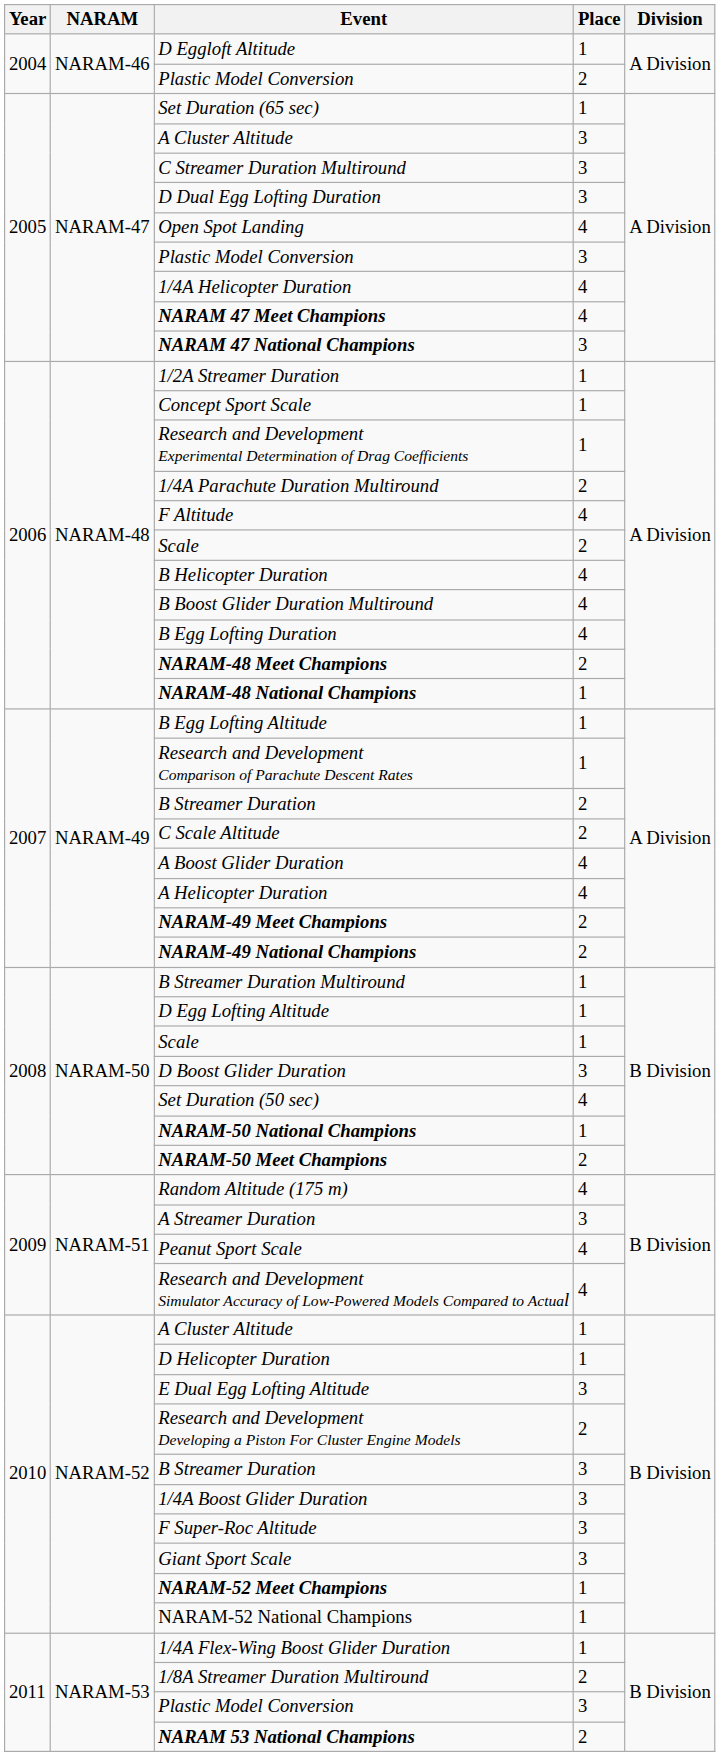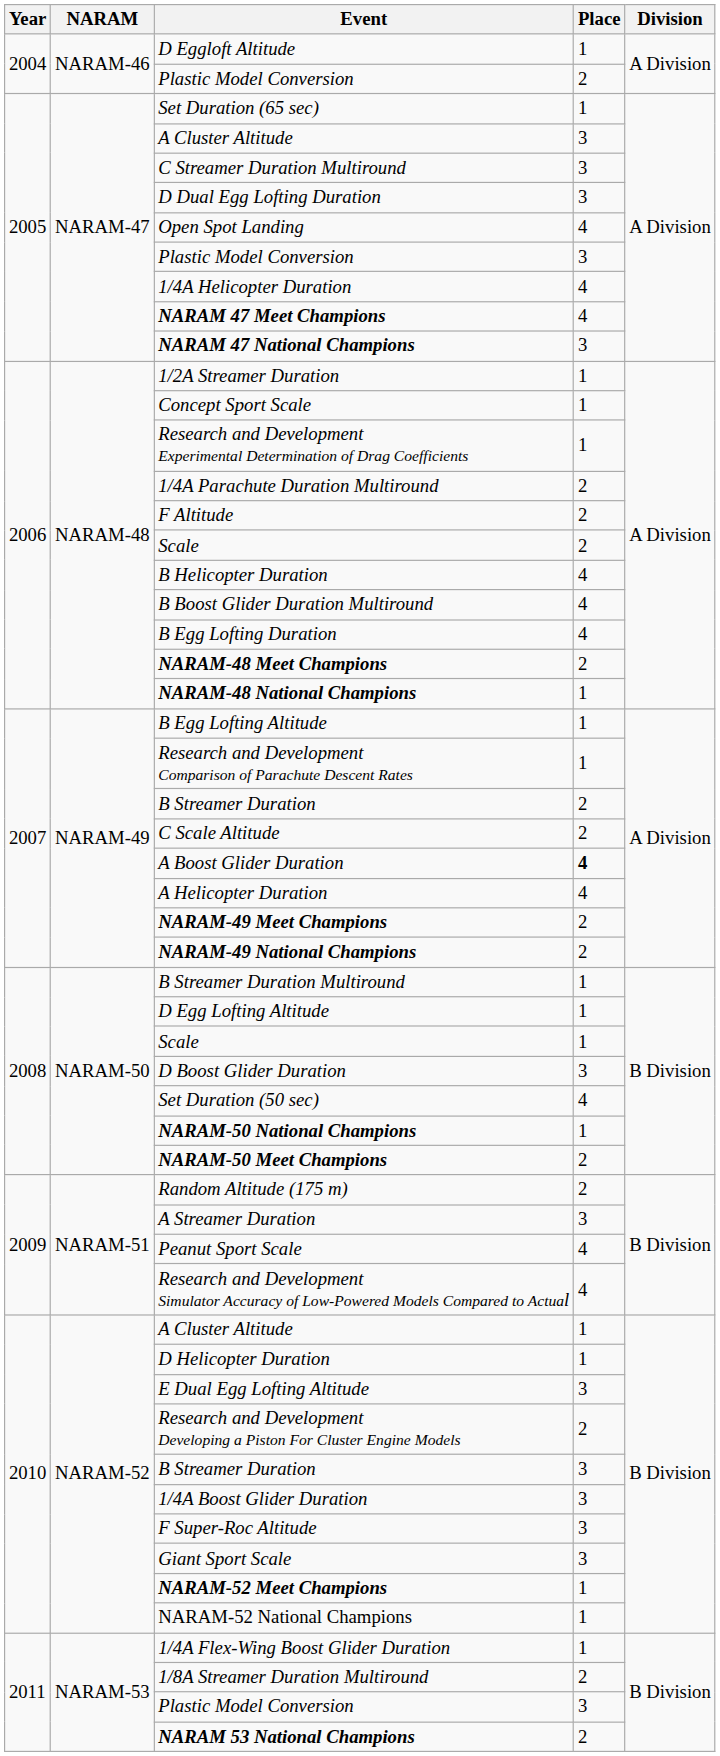(583, 515) 4 -> (583, 515) 2
(583, 863) normal -> (583, 863) bold
(583, 1189) 4 -> (583, 1189) 2
